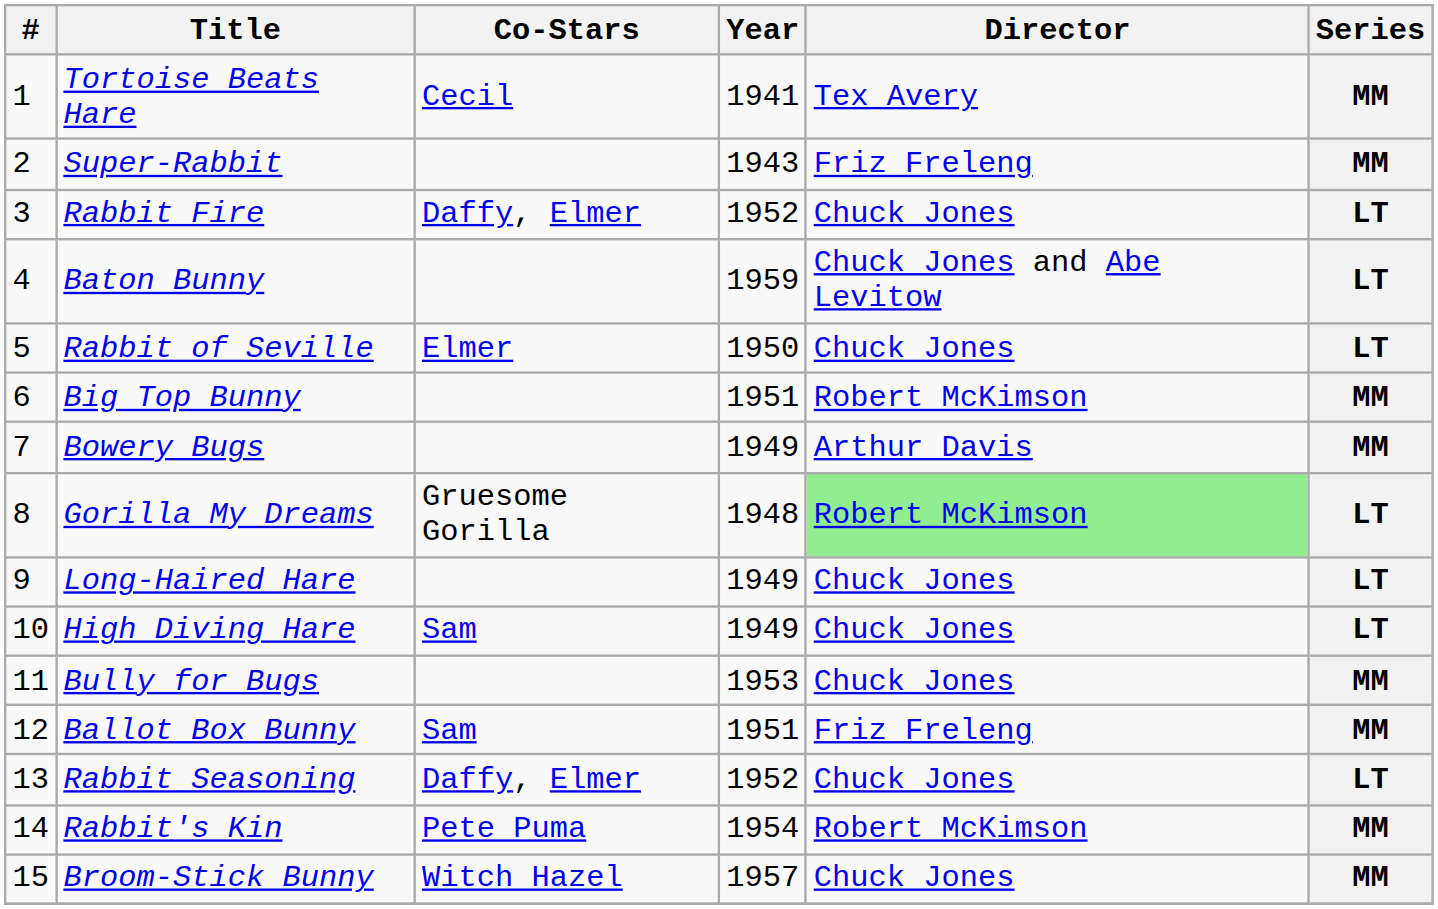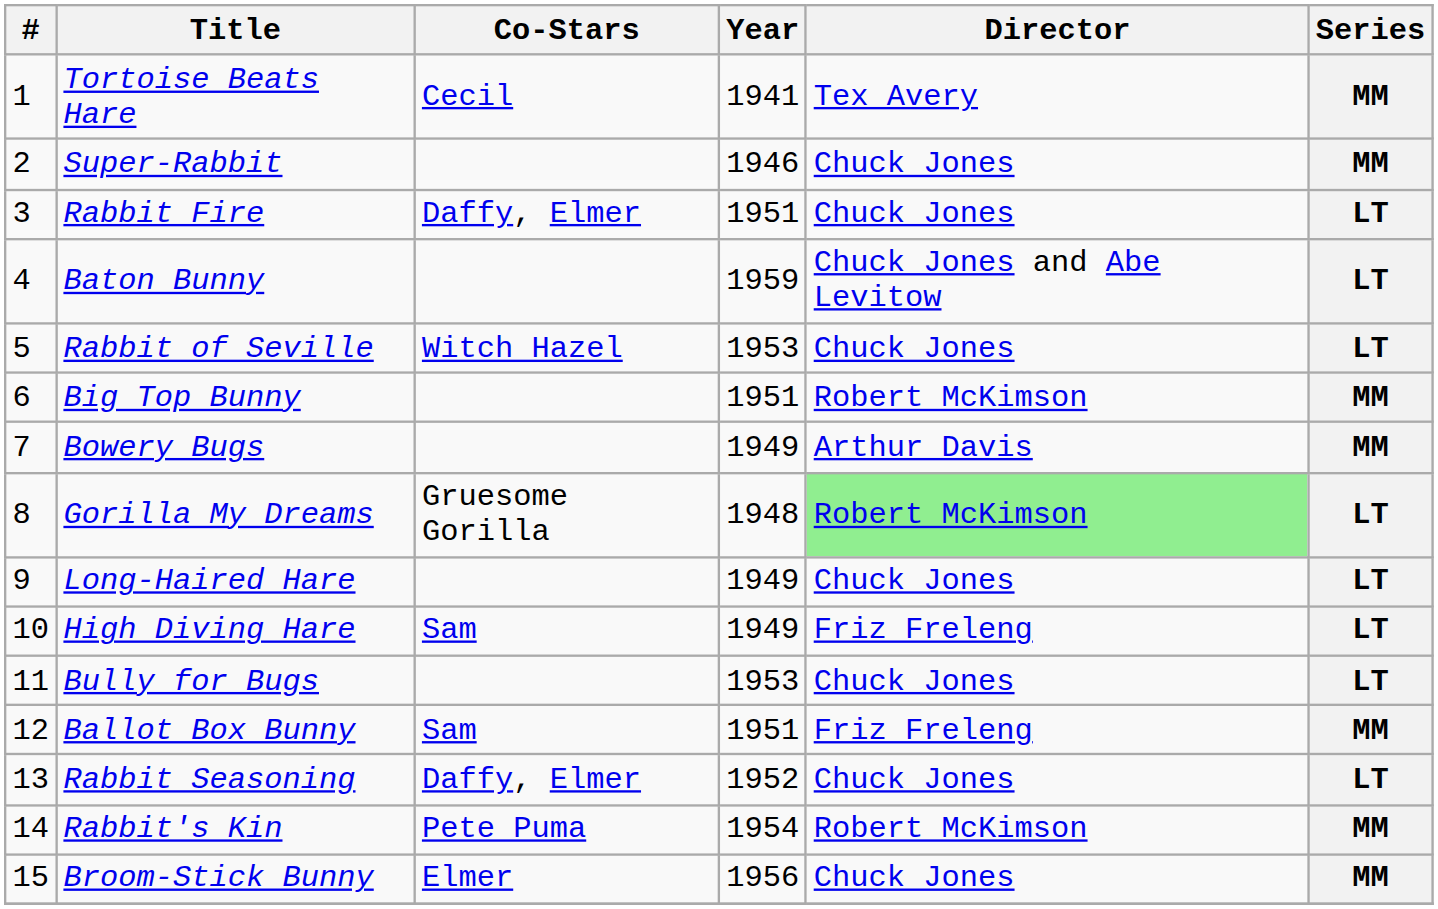(763, 164) 1943 -> (763, 164) 1946
(923, 164) Friz Freleng -> (914, 164) Chuck Jones
(763, 214) 1952 -> (763, 214) 1951
(468, 348) Elmer -> (522, 348) Witch Hazel
(763, 348) 1950 -> (763, 348) 1953
(914, 631) Chuck Jones -> (923, 631) Friz Freleng
(1371, 681) MM -> (1371, 681) LT
(522, 879) Witch Hazel -> (468, 879) Elmer
(763, 879) 1957 -> (763, 879) 1956
